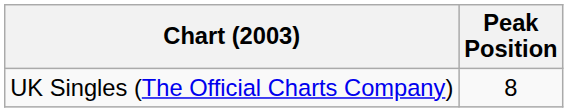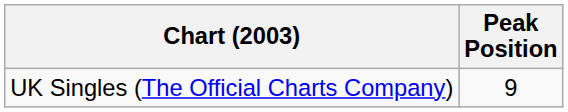(511, 87) 8 -> (511, 87) 9
